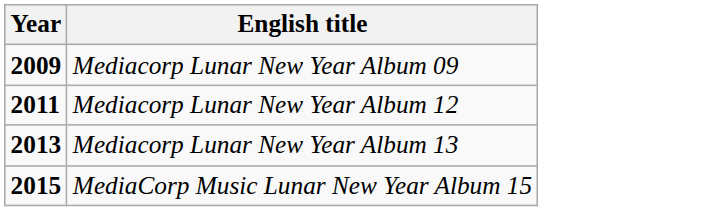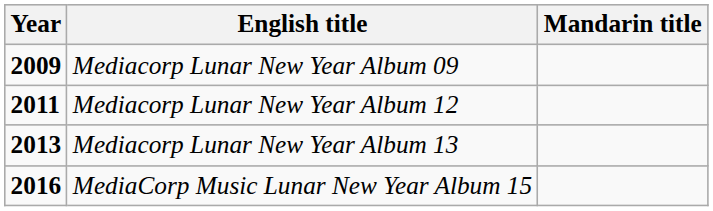+ column: (623, 24)
(36, 184) 2015 -> (36, 184) 2016
